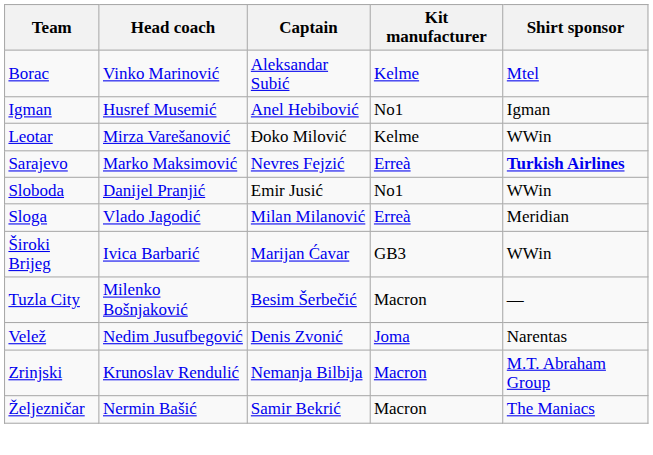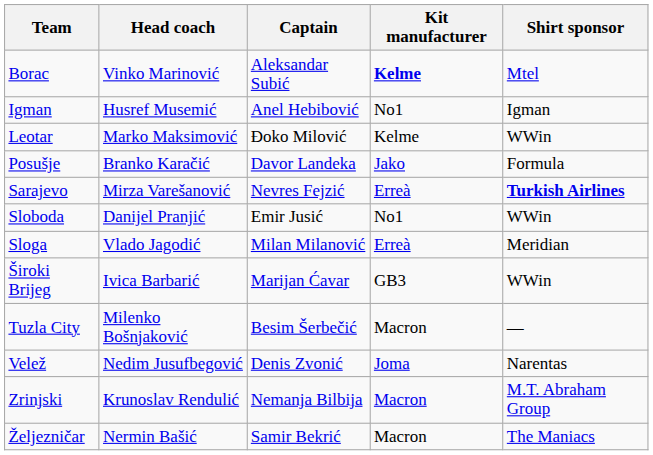(397, 73) normal -> (397, 73) bold
(167, 136) Mirza Varešanović -> (170, 136) Marko Maksimović
+ row: (34, 163)
(170, 163) Marko Maksimović -> (167, 190) Mirza Varešanović
